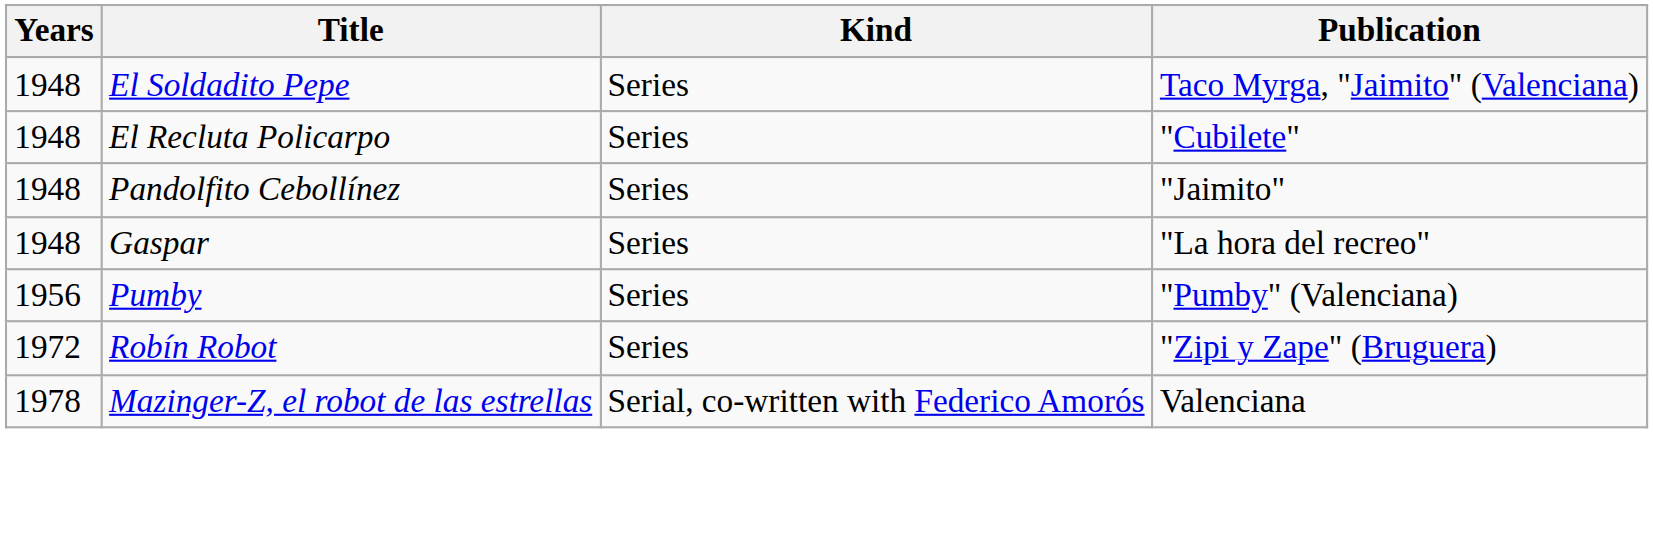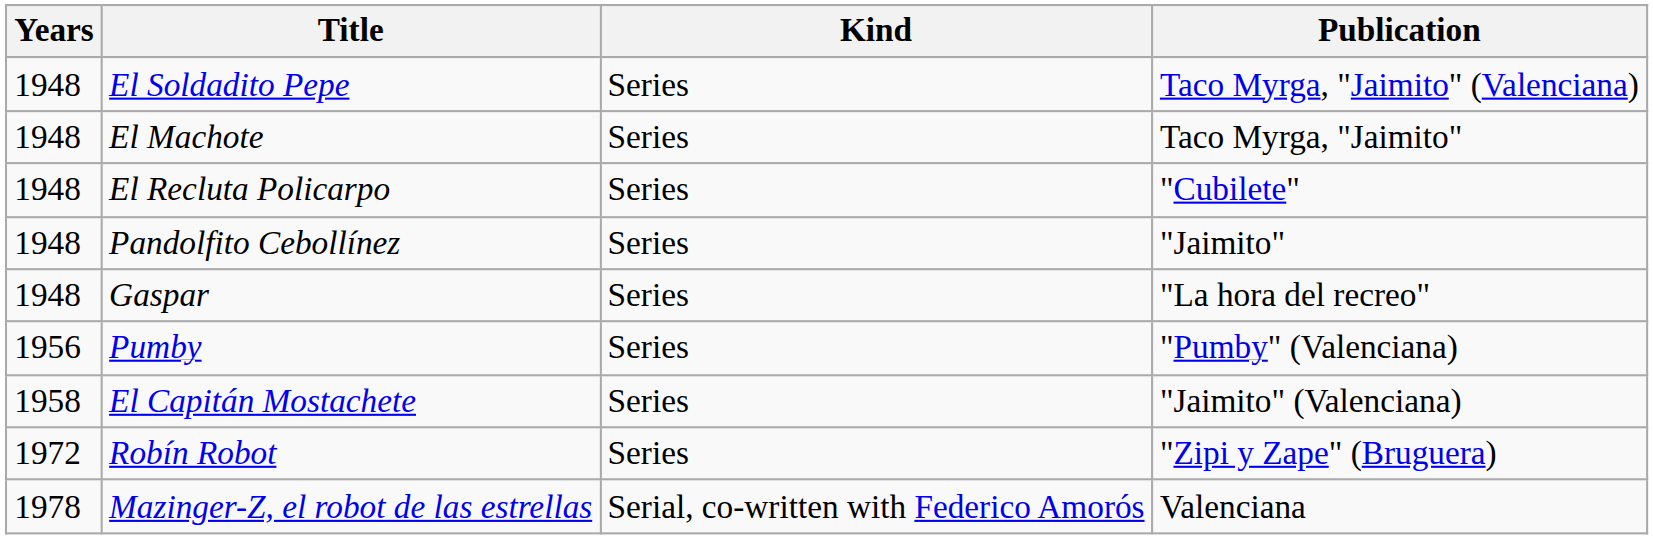+ row: (186, 136)
+ row: (263, 400)
